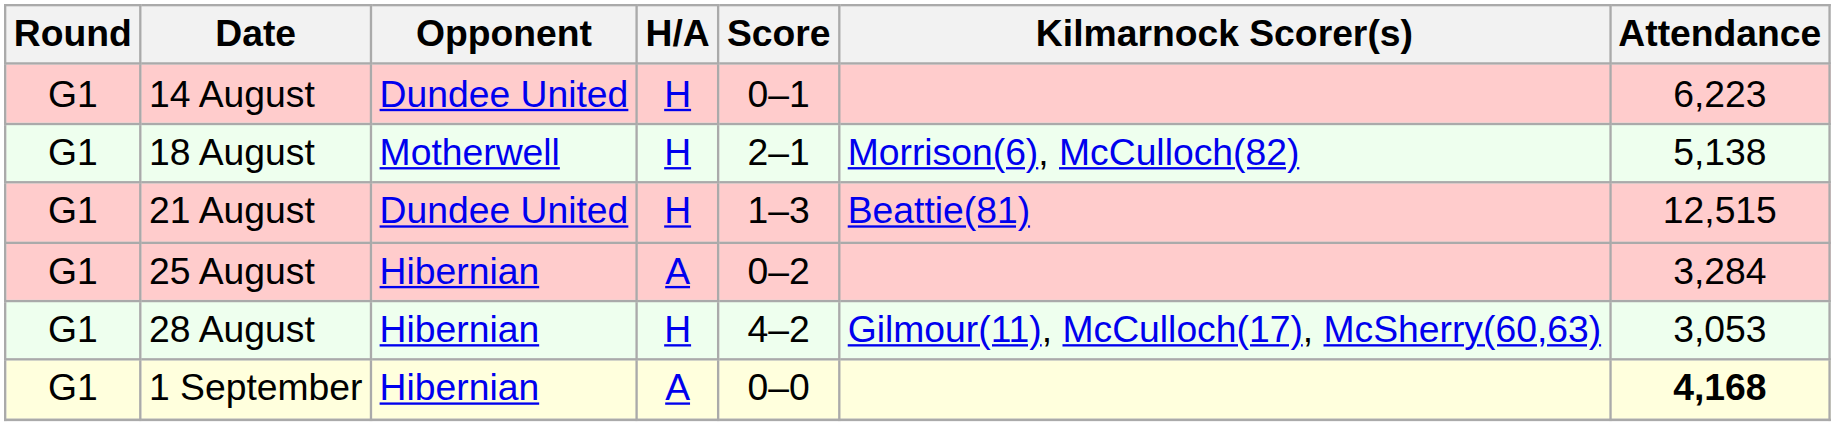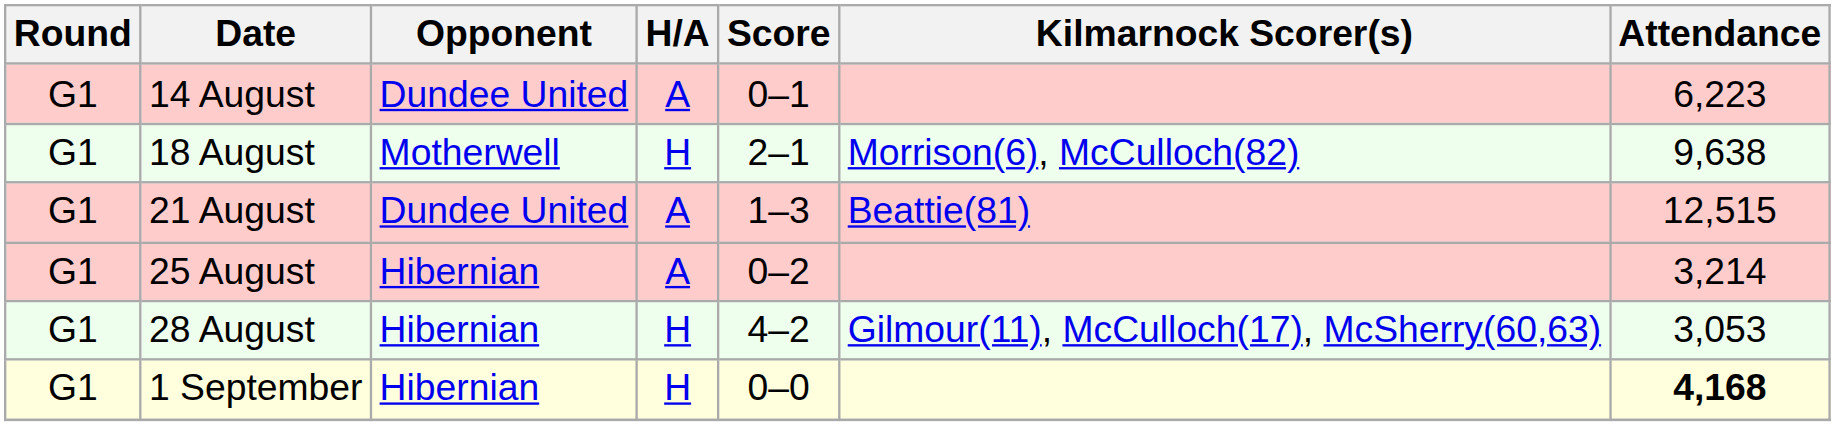(678, 93) H -> (678, 93) A
(1720, 152) 5,138 -> (1720, 152) 9,638
(678, 211) H -> (678, 211) A
(1720, 270) 3,284 -> (1720, 270) 3,214
(678, 388) A -> (678, 388) H
